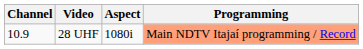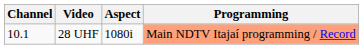(18, 34) 10.9 -> (18, 34) 10.1
